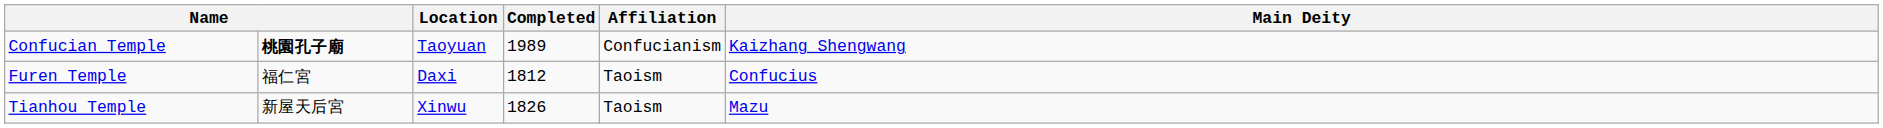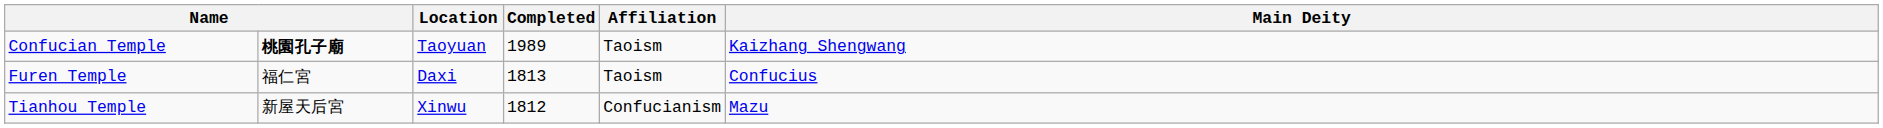(662, 47) Confucianism -> (633, 47) Taoism
(527, 77) 1812 -> (527, 77) 1813
(527, 108) 1826 -> (527, 108) 1812
(633, 108) Taoism -> (662, 108) Confucianism
